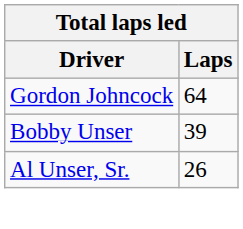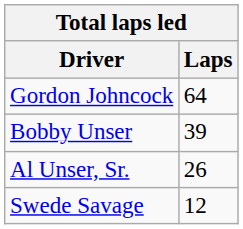+ row: (77, 205)
